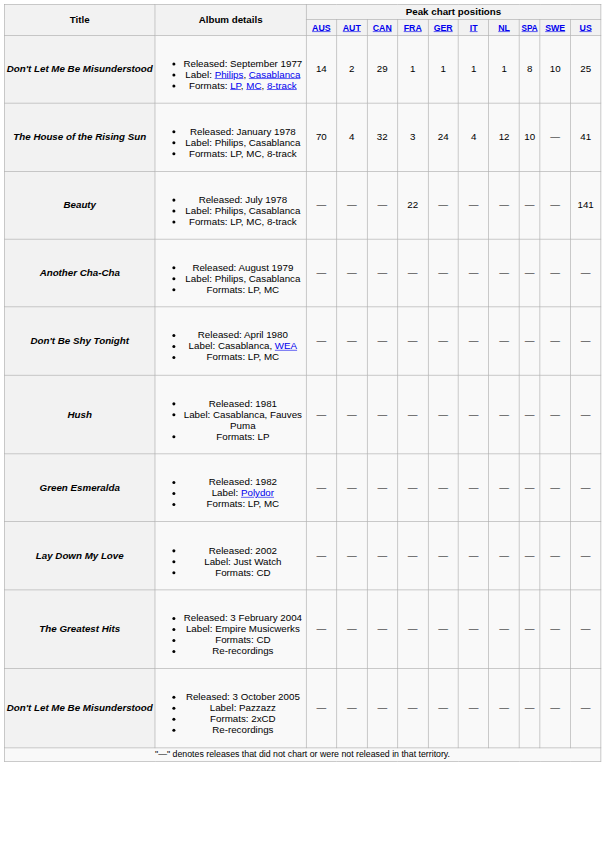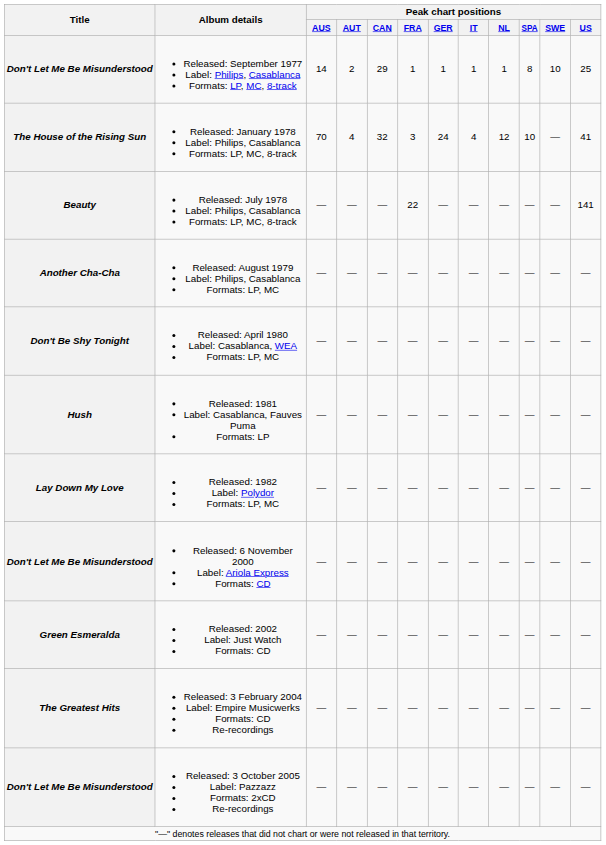(80, 488) Green Esmeralda -> (80, 488) Lay Down My Love
+ row: (231, 567)
(80, 555) Lay Down My Love -> (80, 634) Green Esmeralda
